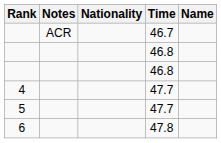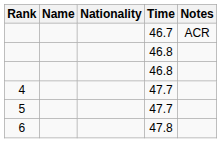columns swapped: (197, 14) <-> (59, 14)
